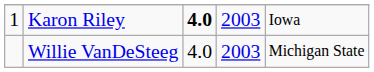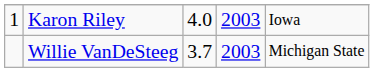(200, 20) bold -> (200, 20) normal
(200, 51) 4.0 -> (200, 51) 3.7
